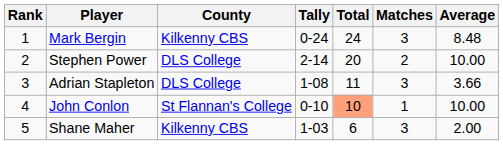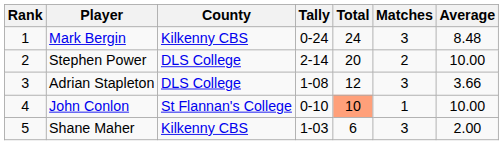(353, 83) 11 -> (353, 83) 12
